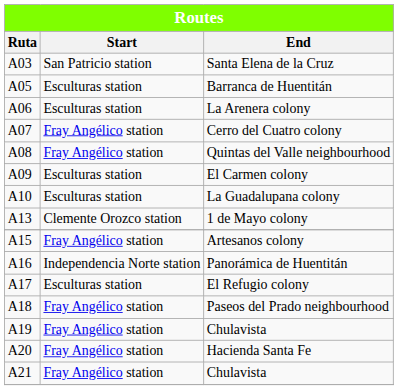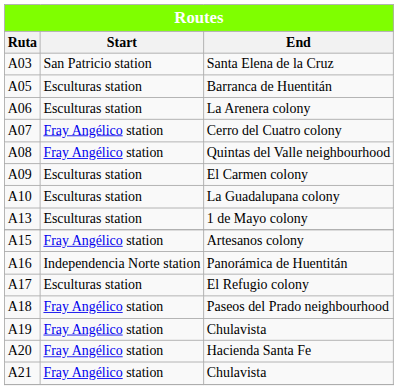(113, 218) Clemente Orozco station -> (93, 218) Esculturas station
